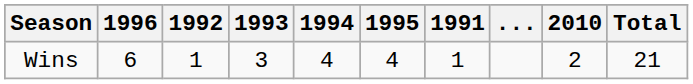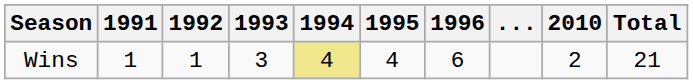columns swapped: (458, 23) <-> (130, 23)
(327, 60) no background -> (327, 60) khaki background
